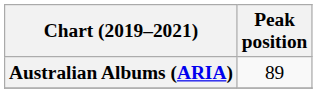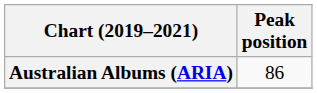(275, 72) 89 -> (275, 72) 86
